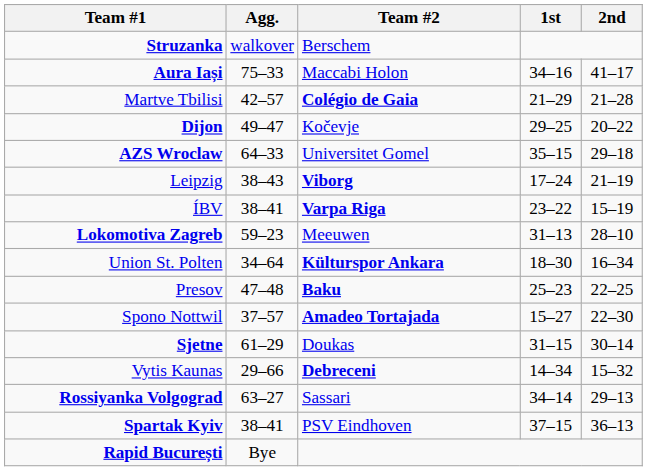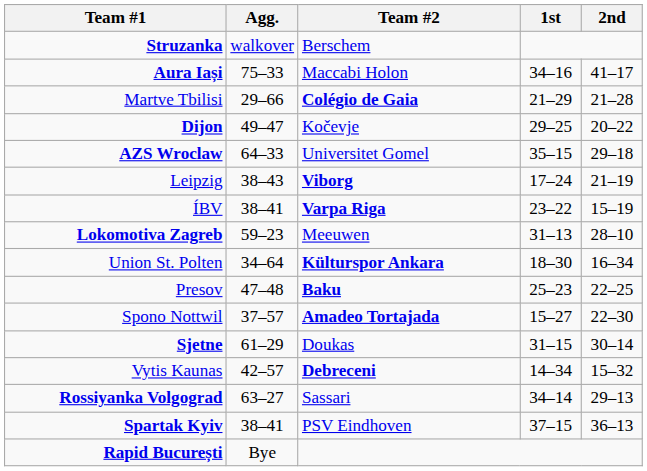(262, 99) 42–57 -> (262, 99) 29–66
(262, 371) 29–66 -> (262, 371) 42–57
